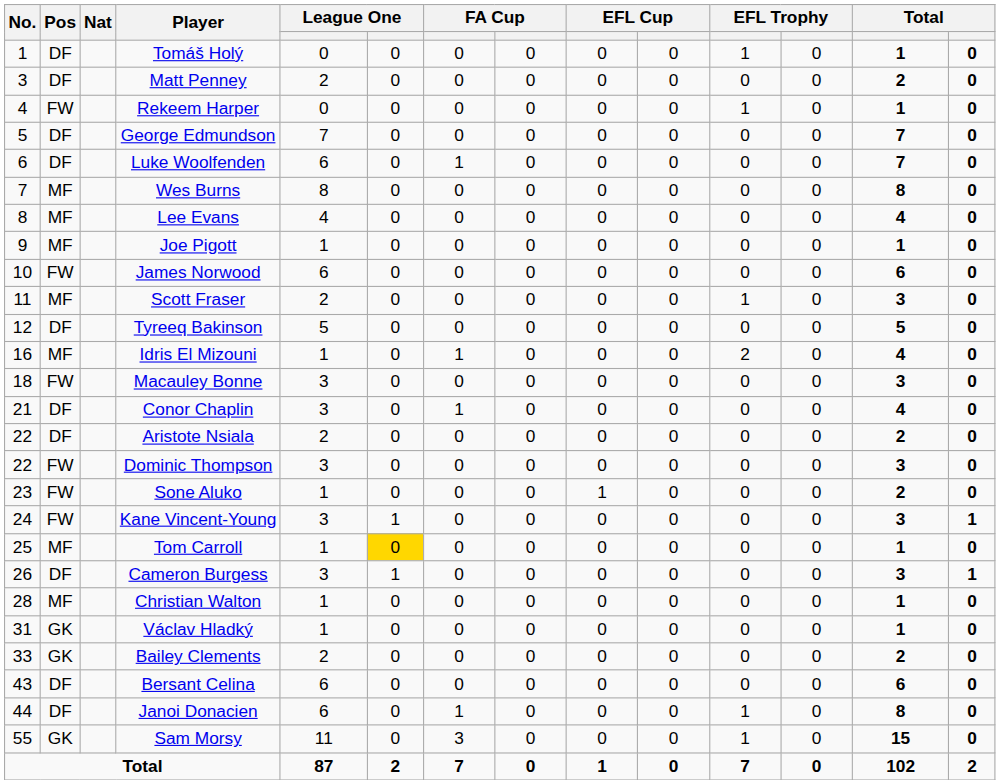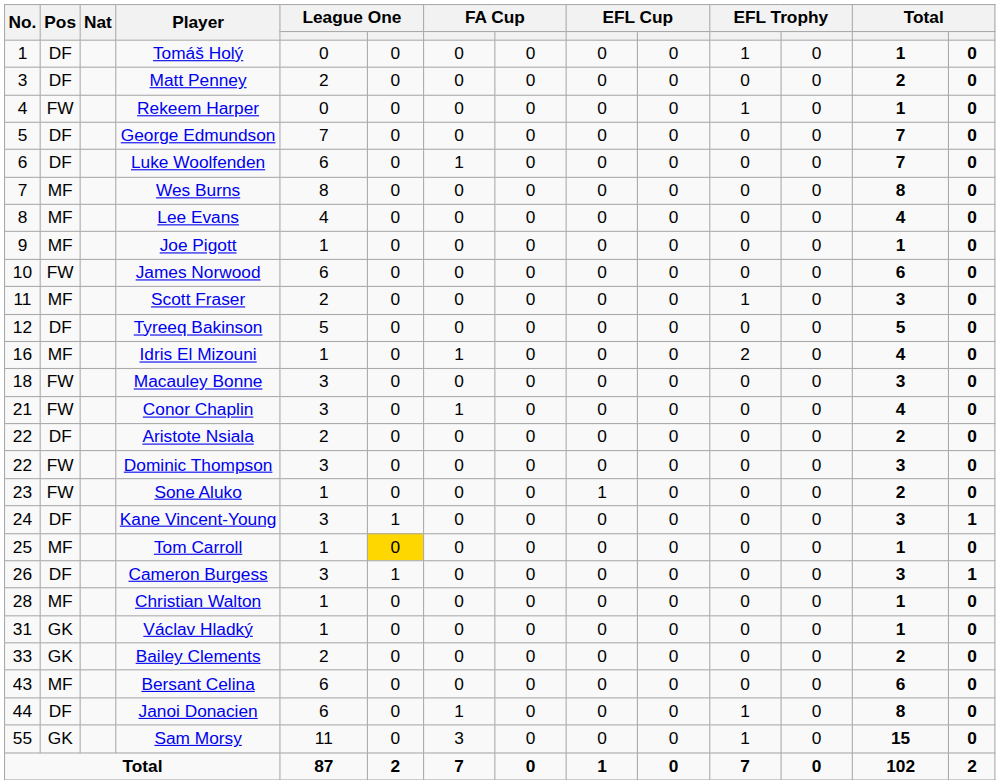(60, 409) DF -> (60, 409) FW
(60, 519) FW -> (60, 519) DF
(60, 683) DF -> (60, 683) MF
